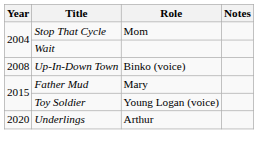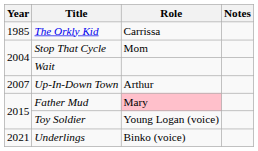+ row: (67, 31)
(18, 66) 2008 -> (18, 84) 2007
(155, 66) Binko (voice) -> (138, 84) Arthur
(136, 84) no background -> (136, 102) pink background
(18, 119) 2020 -> (18, 137) 2021
(138, 119) Arthur -> (155, 137) Binko (voice)
